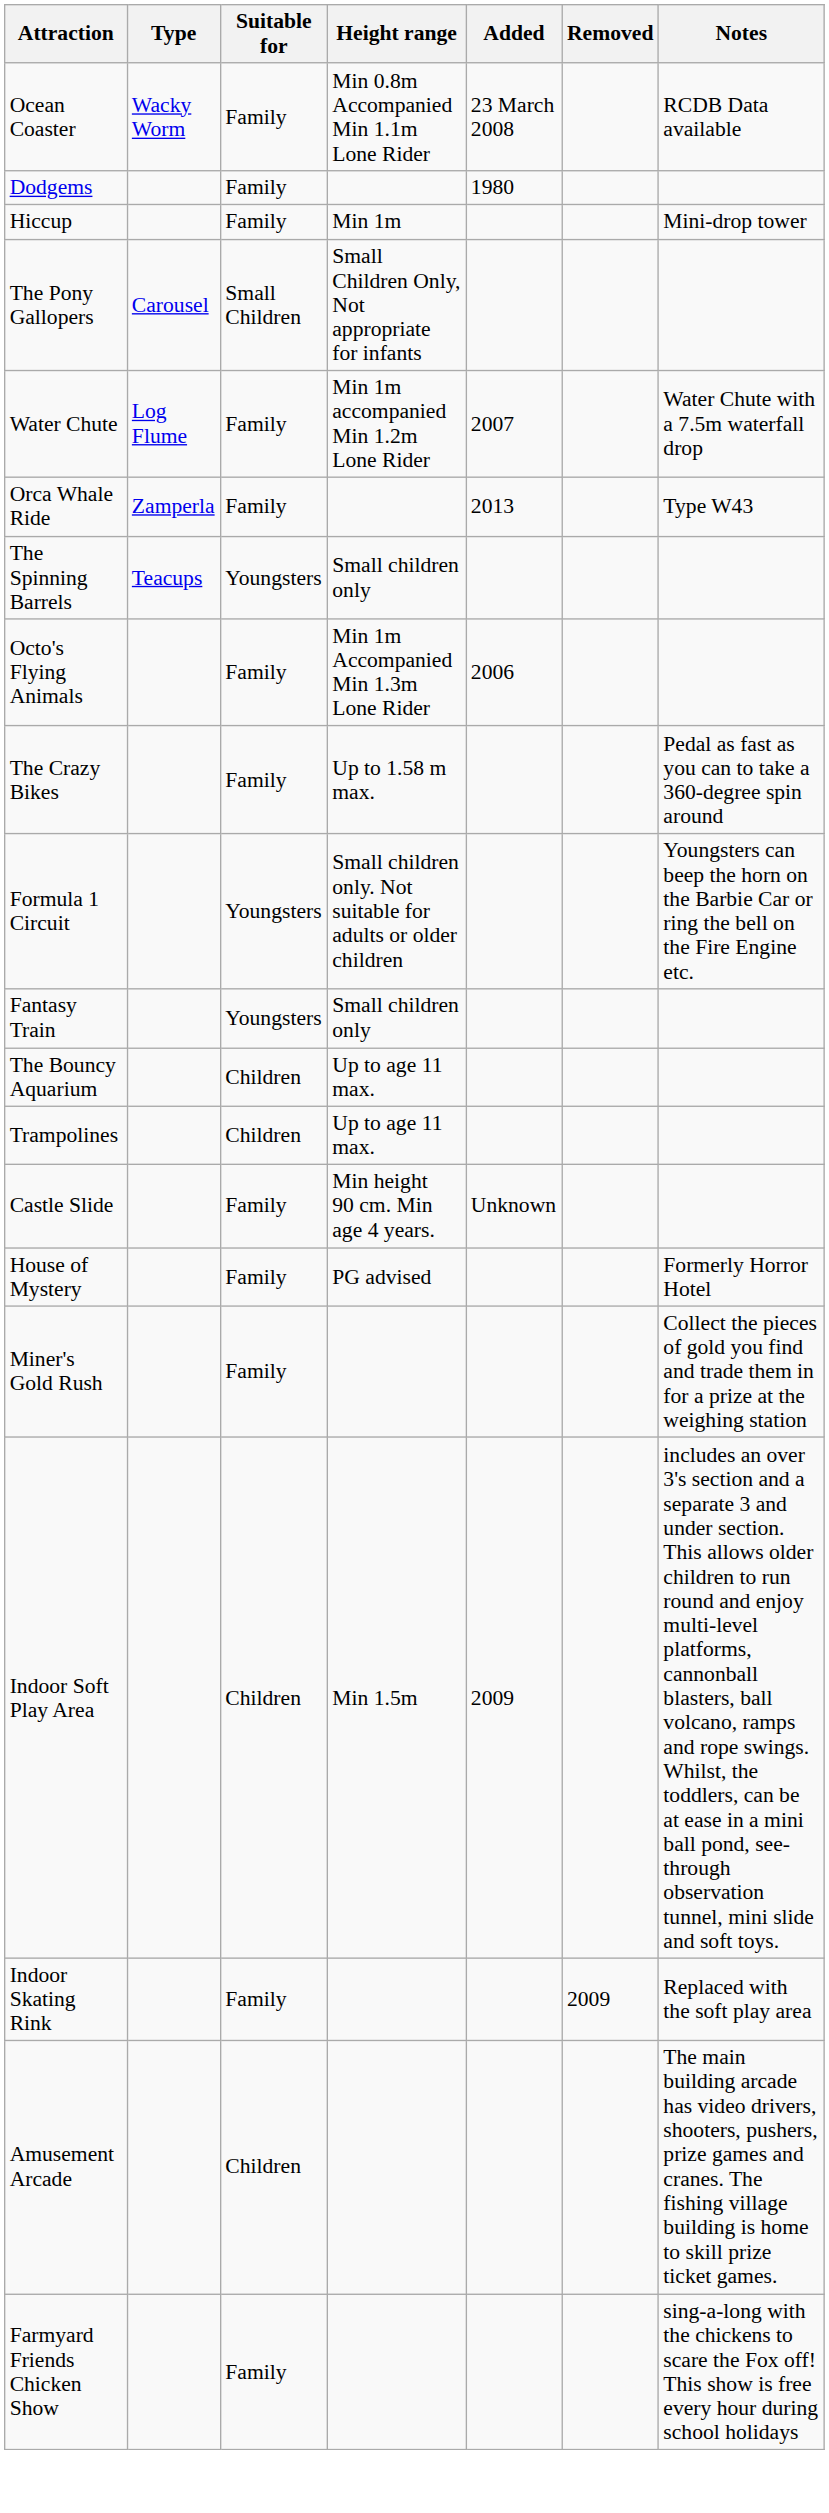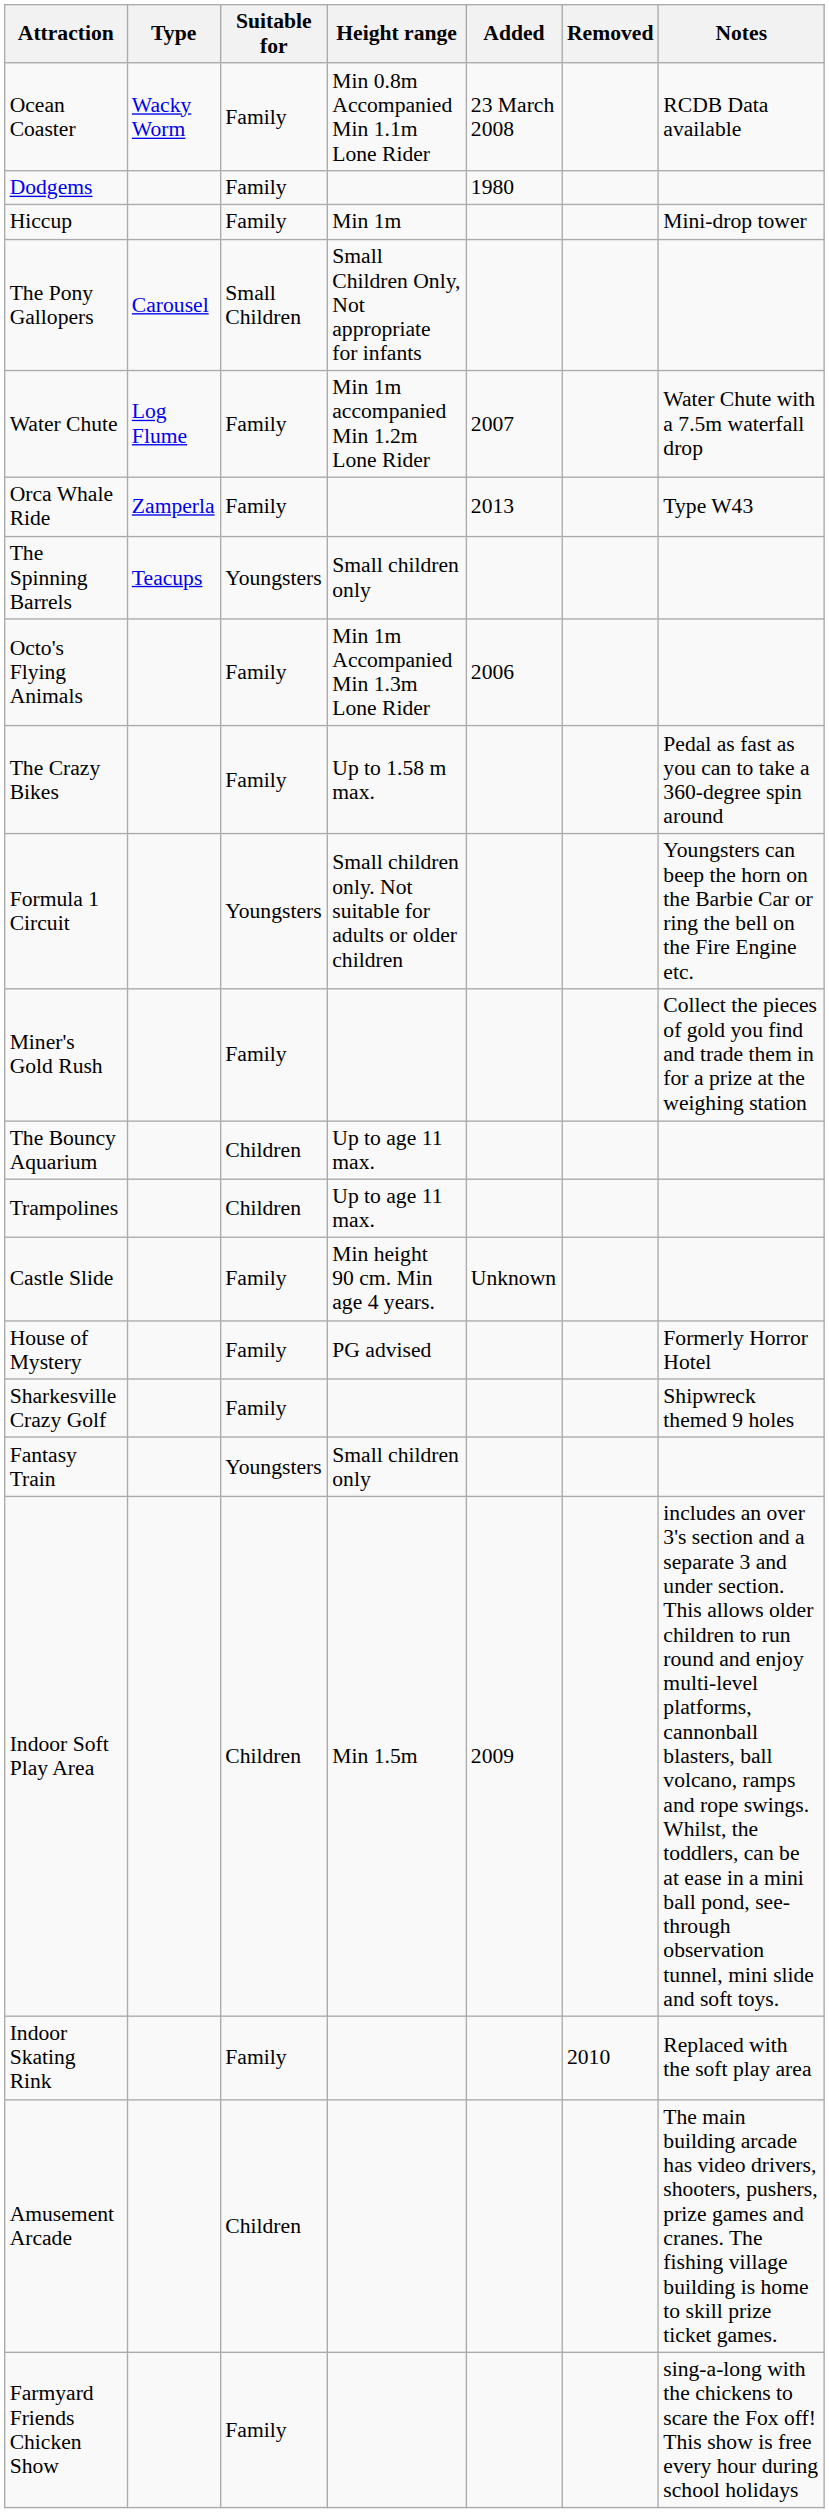rows swapped: (43, 1018) <-> (56, 1371)
+ row: (63, 1408)
(589, 1999) 2009 -> (589, 2057) 2010
